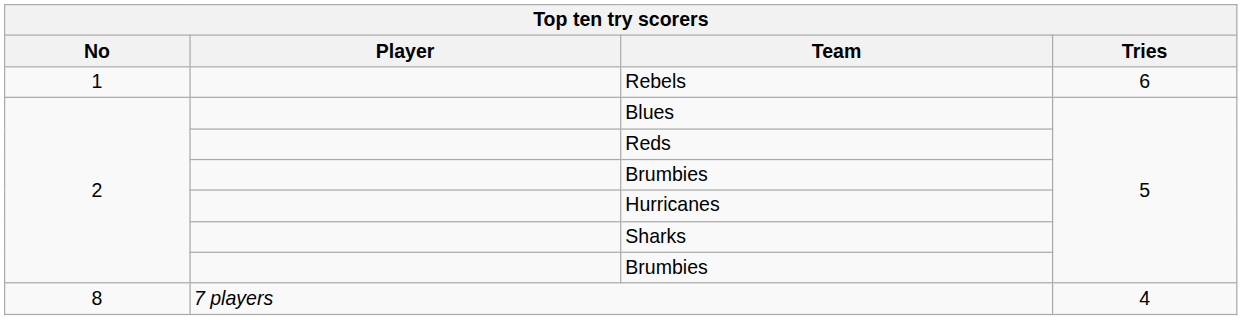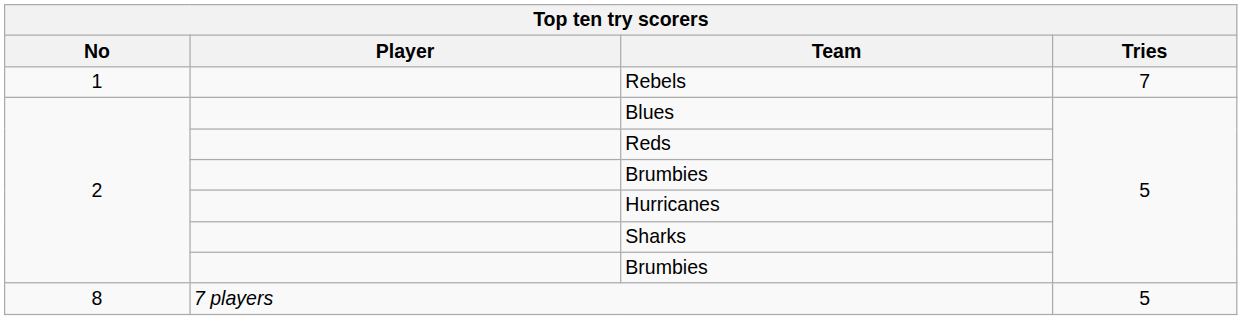(1145, 81) 6 -> (1145, 81) 7
(1145, 298) 4 -> (1145, 298) 5
